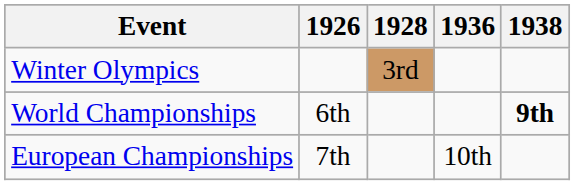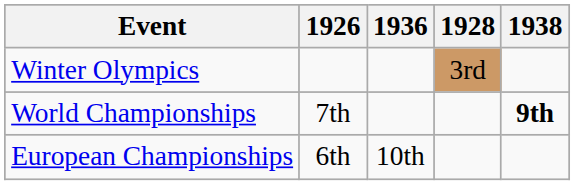columns swapped: (400, 26) <-> (468, 26)
(333, 112) 6th -> (333, 112) 7th
(333, 156) 7th -> (333, 156) 6th
